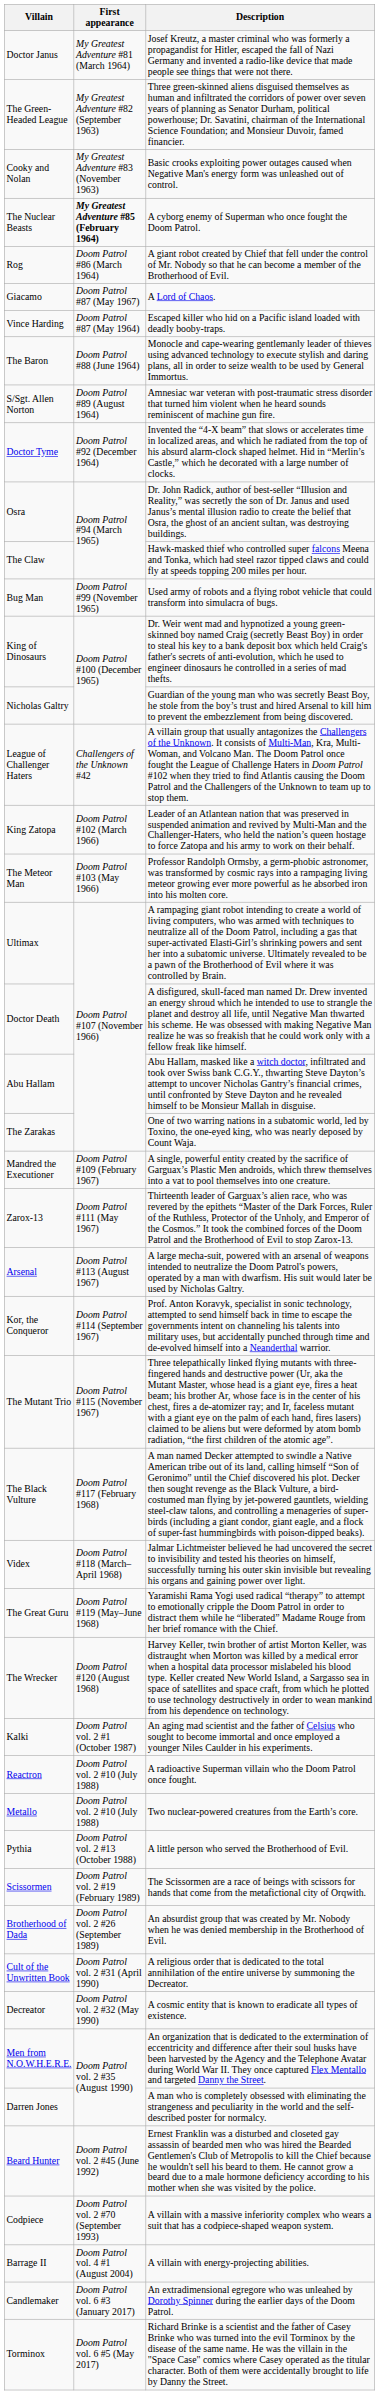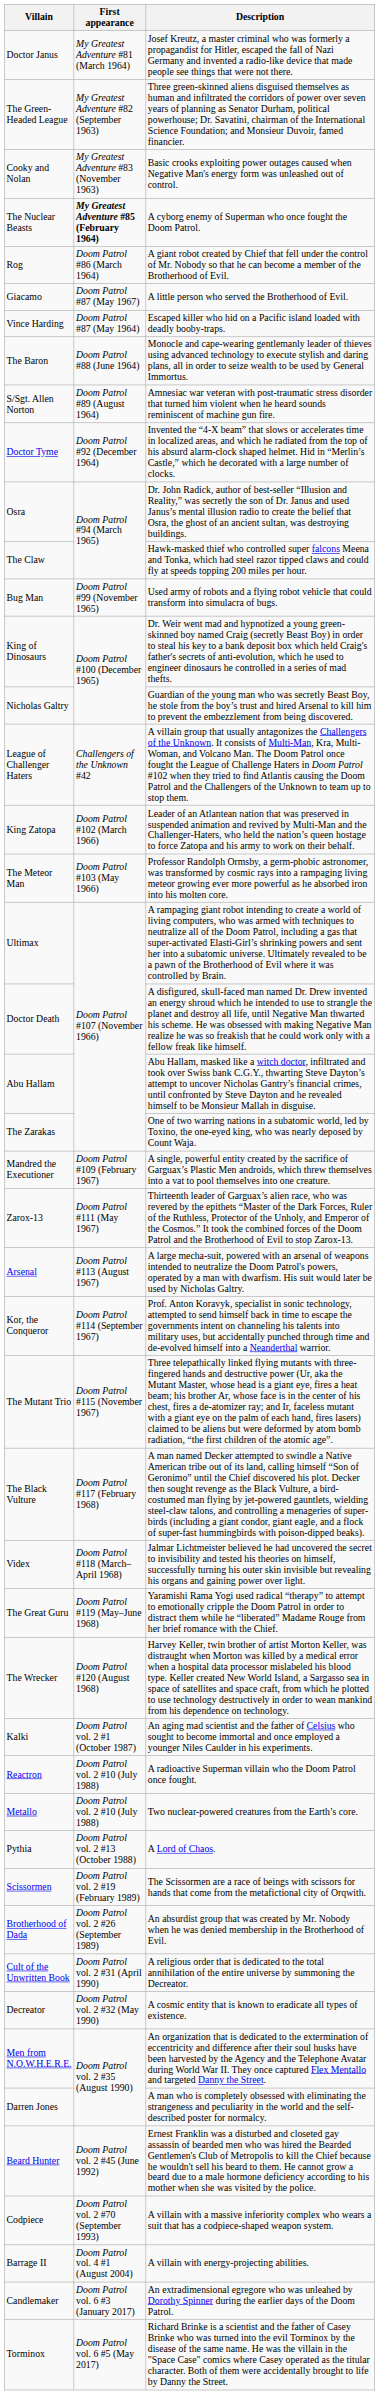(182, 297) A Lord of Chaos. -> (248, 297) A little person who served the Brotherhood of Evil.
(248, 1849) A little person who served the Brotherhood of Evil. -> (182, 1849) A Lord of Chaos.
